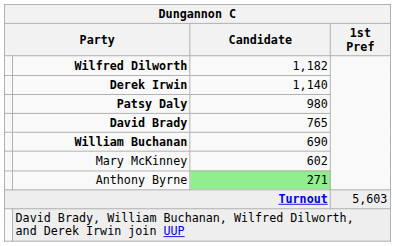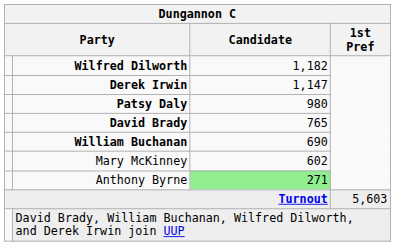(310, 85) 1,140 -> (310, 85) 1,147
